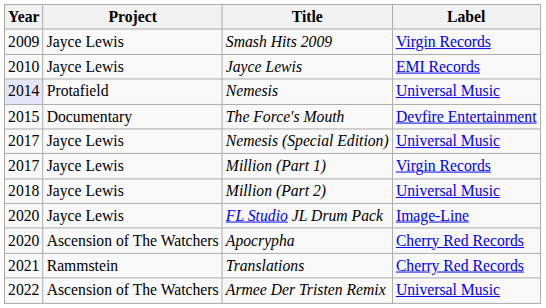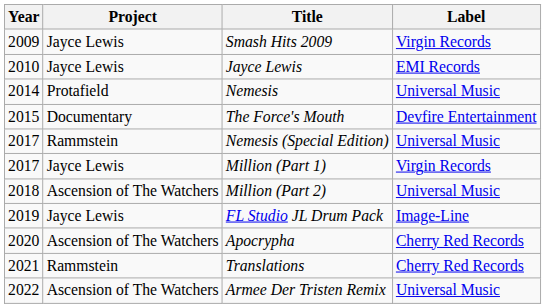(24, 91) lavender background -> (24, 91) no background
(85, 141) Jayce Lewis -> (82, 141) Rammstein
(85, 191) Jayce Lewis -> (133, 191) Ascension of The Watchers
(24, 215) 2020 -> (24, 215) 2019
